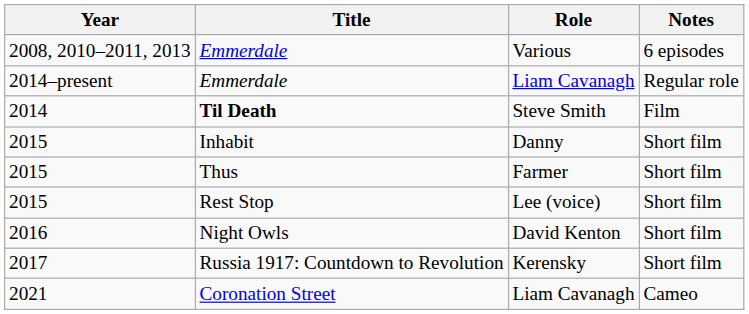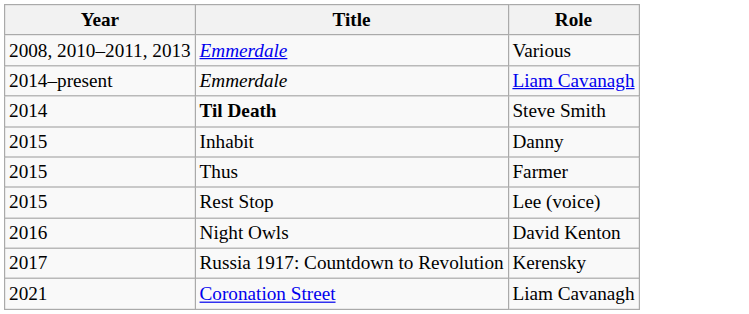- column: (691, 19)
